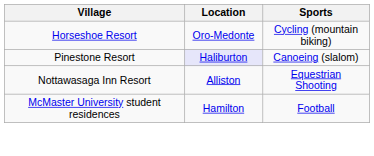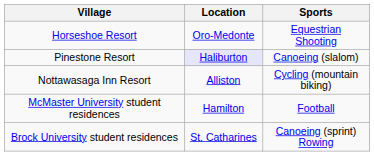(316, 36) Cycling (mountain biking) -> (316, 36) Equestrian Shooting
(316, 80) Equestrian Shooting -> (316, 80) Cycling (mountain biking)
+ row: (94, 137)
